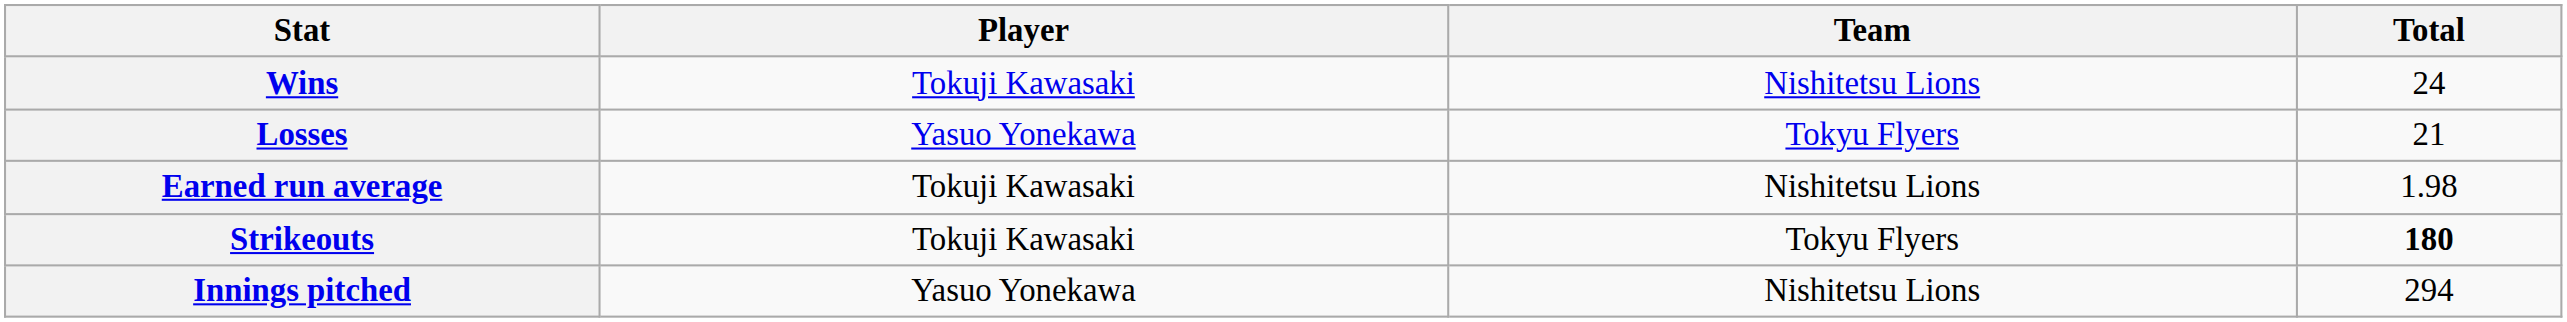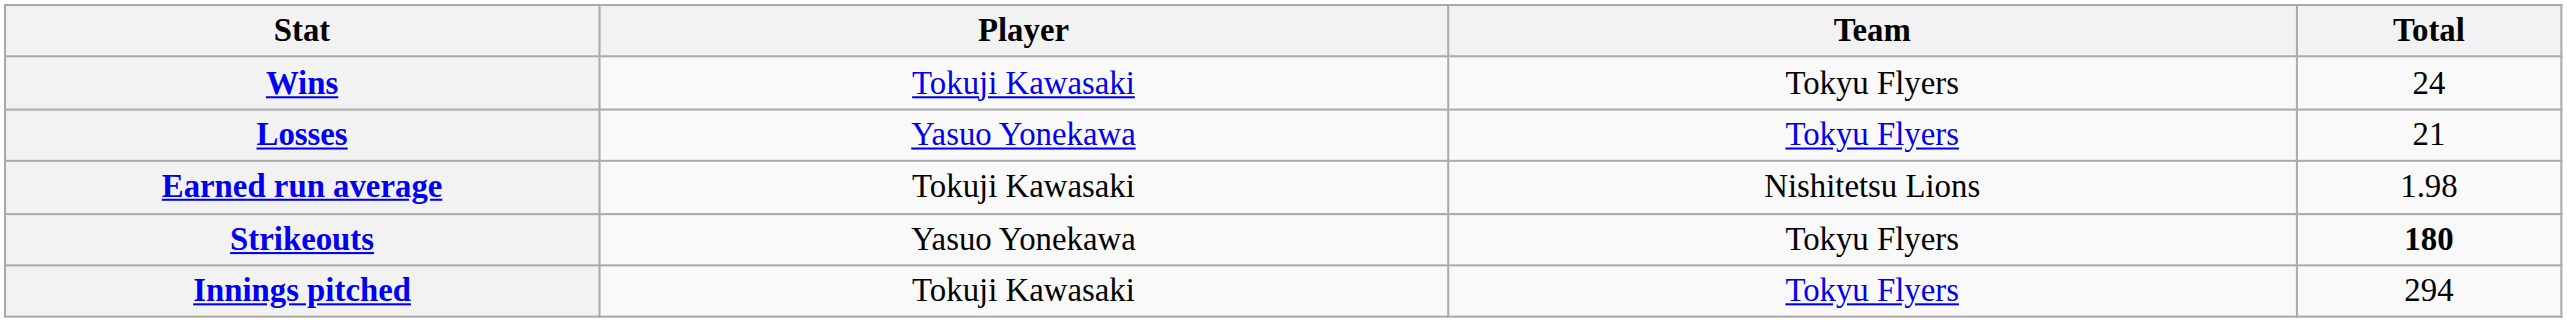(1872, 82) Nishitetsu Lions -> (1872, 82) Tokyu Flyers
(1023, 238) Tokuji Kawasaki -> (1023, 238) Yasuo Yonekawa
(1023, 290) Yasuo Yonekawa -> (1023, 290) Tokuji Kawasaki
(1872, 290) Nishitetsu Lions -> (1872, 290) Tokyu Flyers
